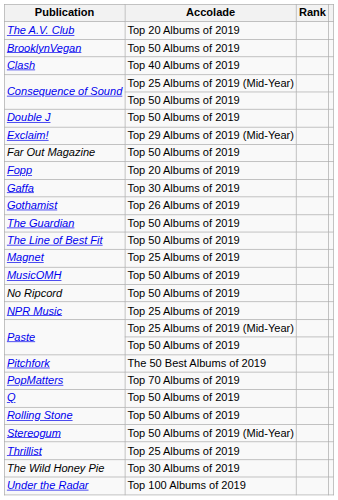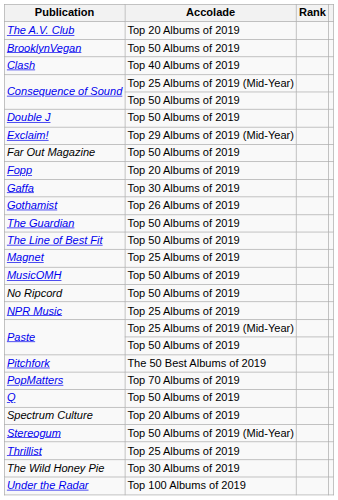- row: (40, 415)
+ row: (50, 415)
